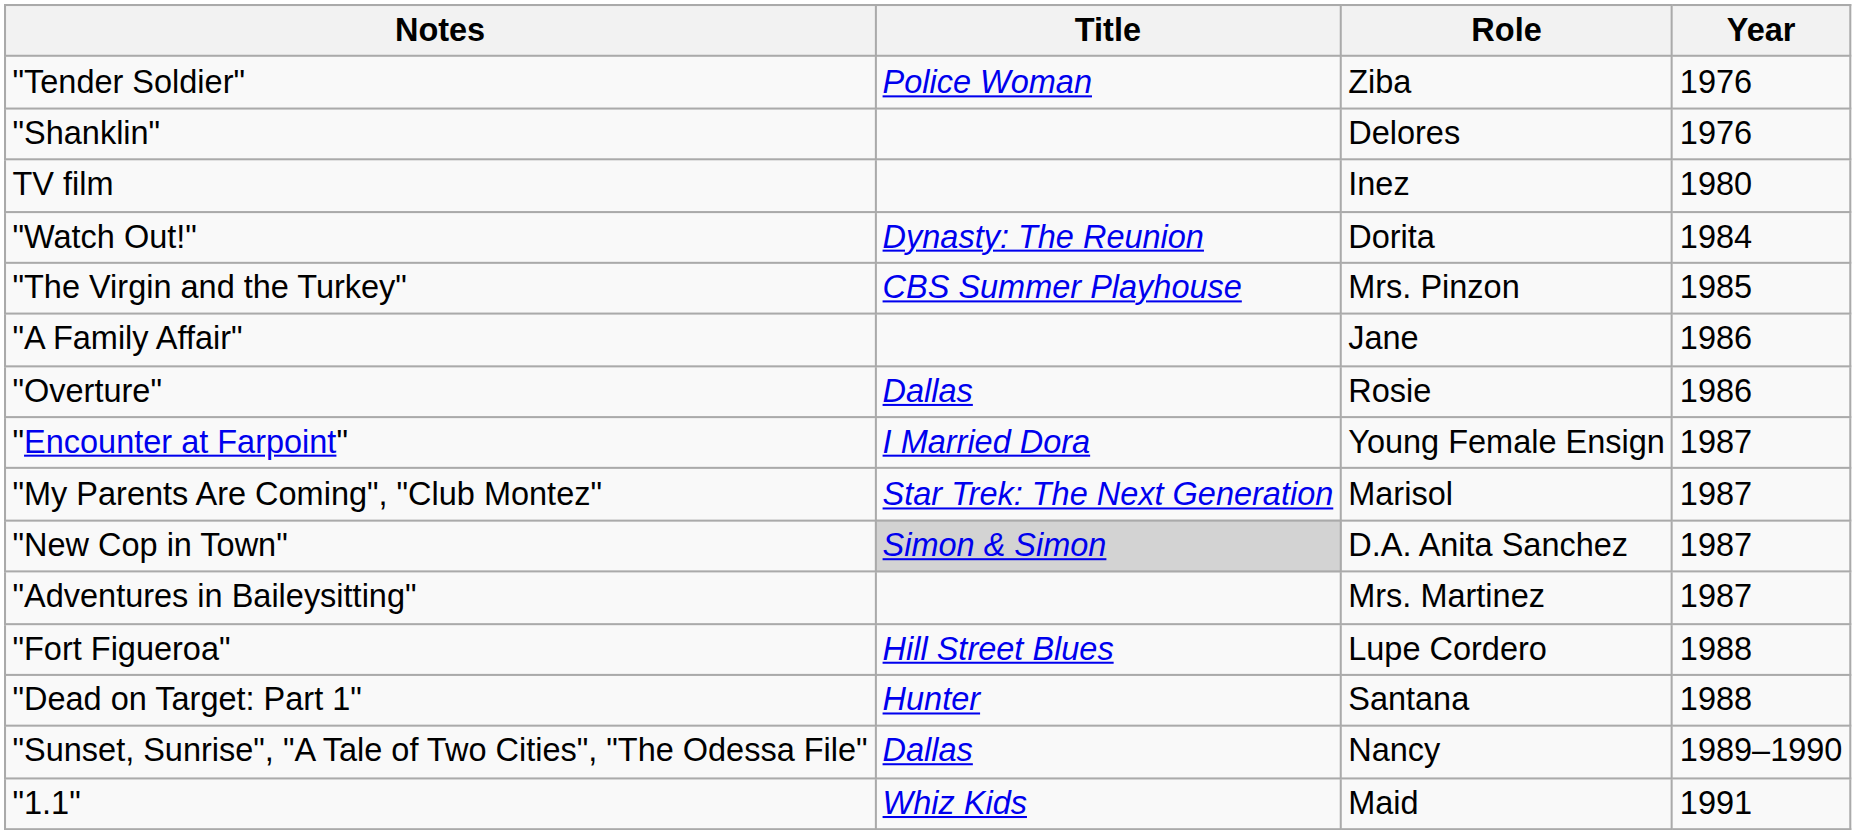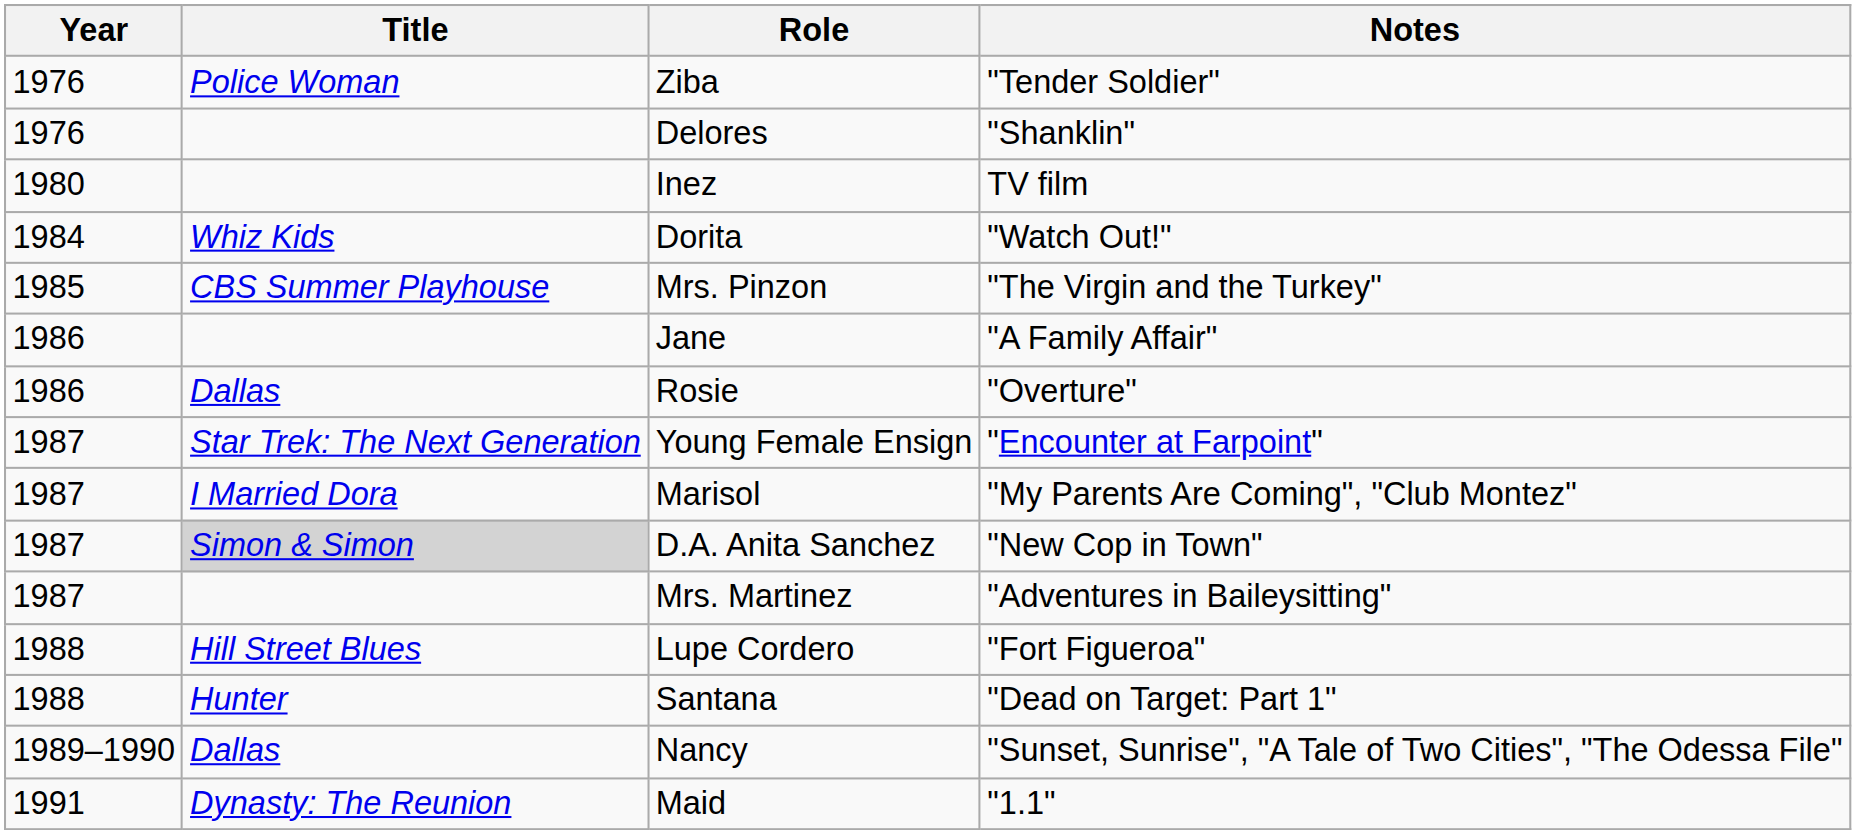columns swapped: (1761, 30) <-> (440, 30)
(1043, 236) Dynasty: The Reunion -> (262, 236) Whiz Kids
(986, 442) I Married Dora -> (415, 442) Star Trek: The Next Generation
(1108, 493) Star Trek: The Next Generation -> (294, 493) I Married Dora
(955, 802) Whiz Kids -> (351, 802) Dynasty: The Reunion
